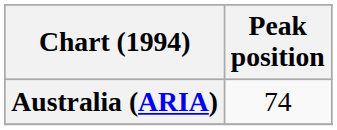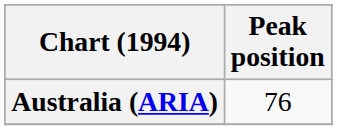(278, 101) 74 -> (278, 101) 76
